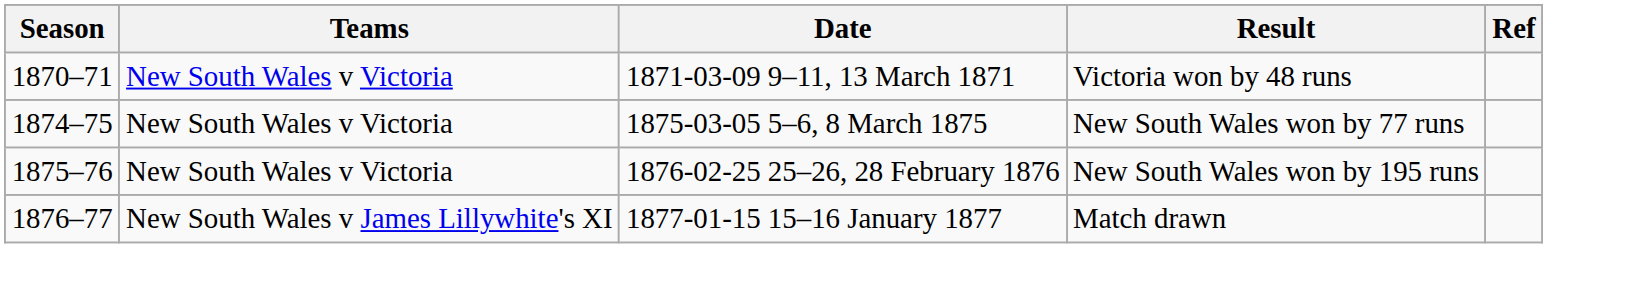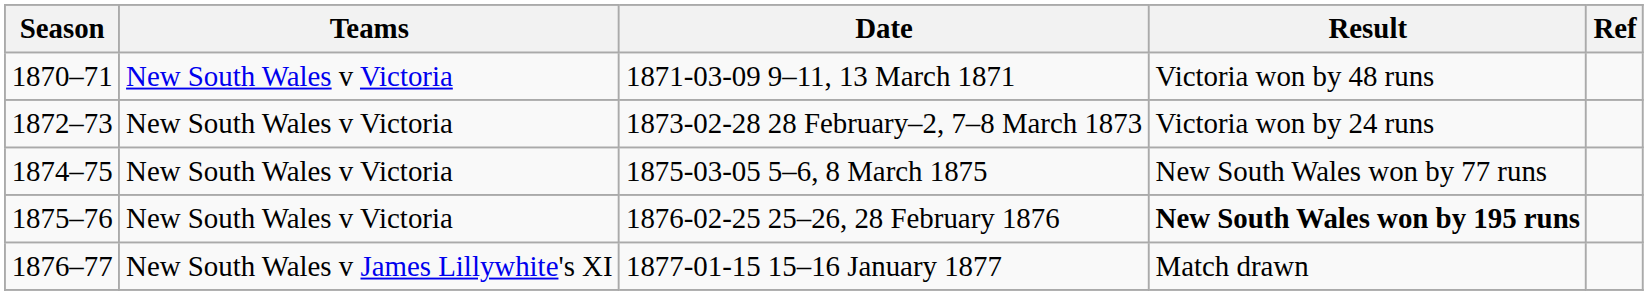+ row: (884, 123)
(1276, 171) normal -> (1368, 218) bold
